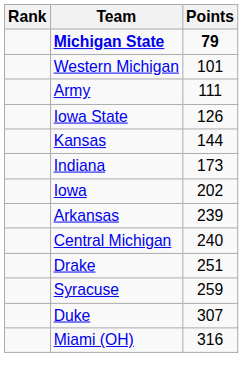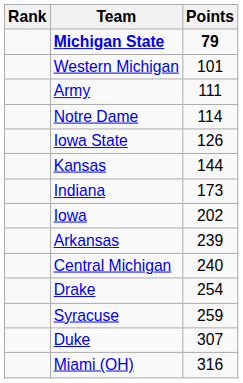+ row: (96, 116)
(210, 265) 251 -> (210, 290) 254
